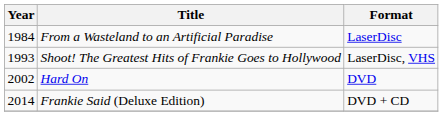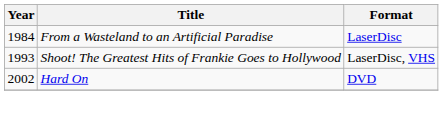- row: (123, 100)
